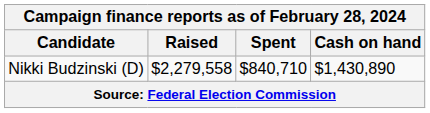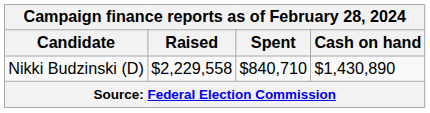(192, 68) $2,279,558 -> (192, 68) $2,229,558
